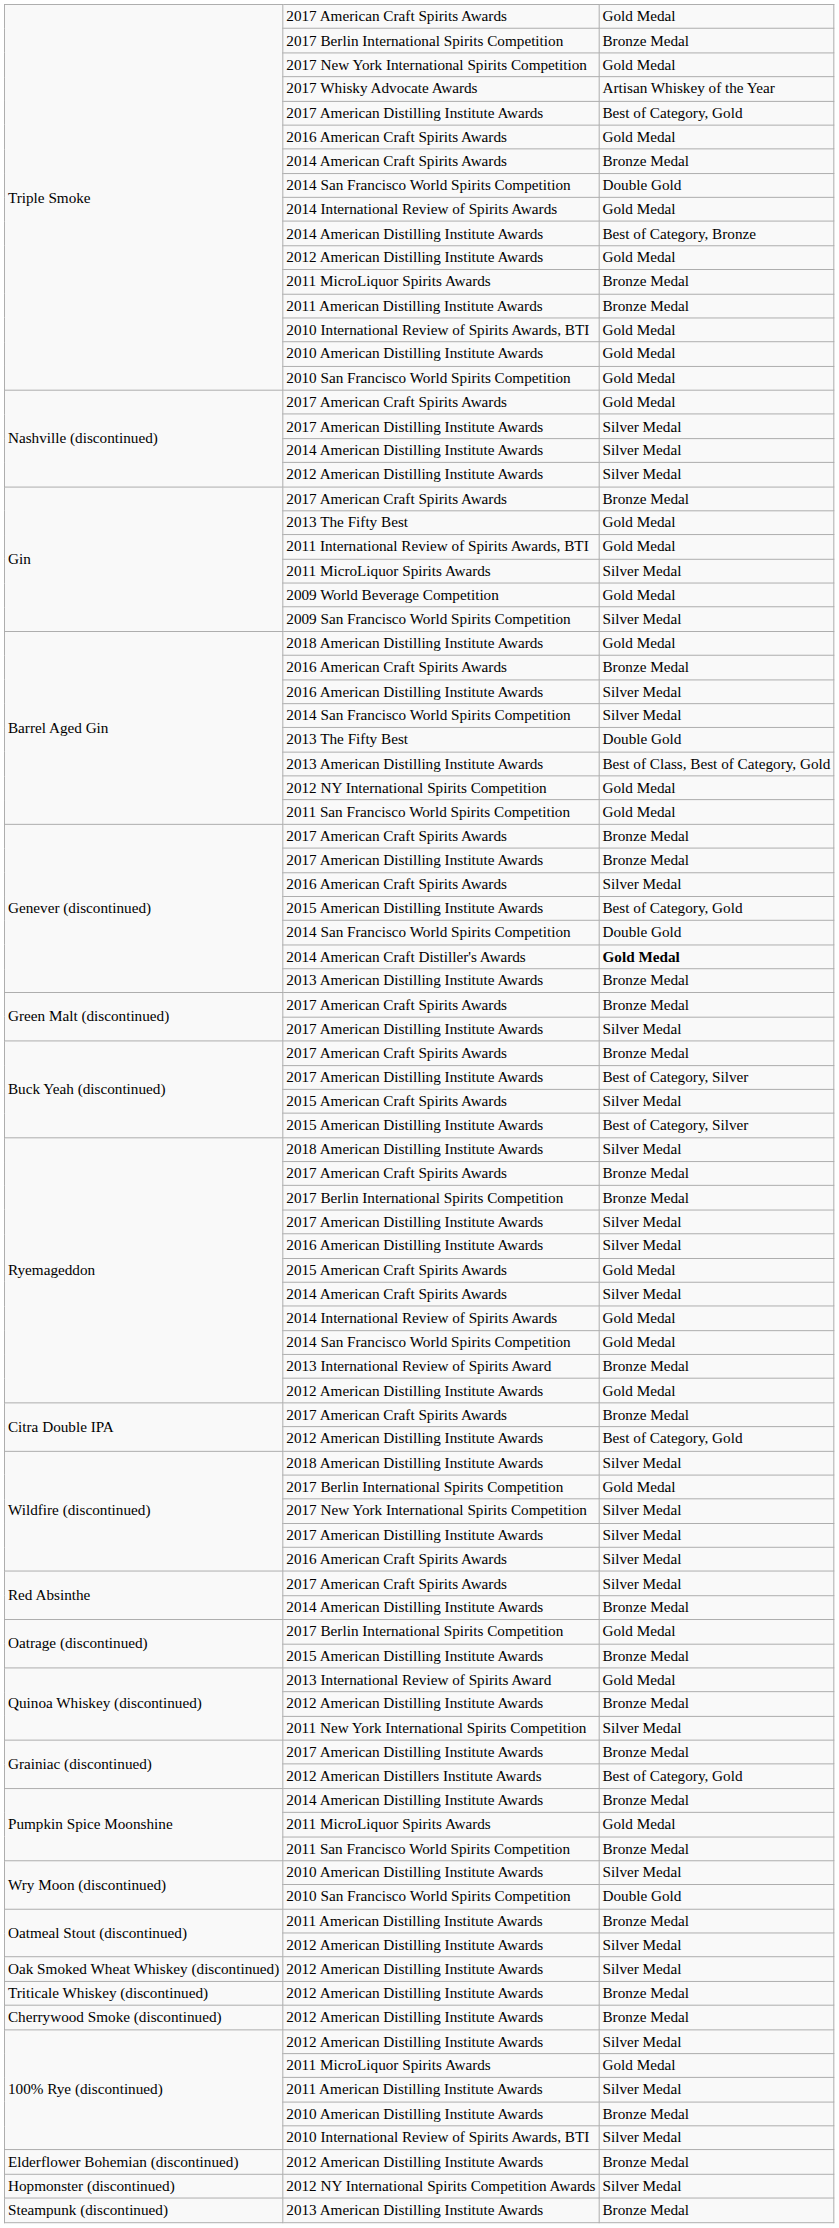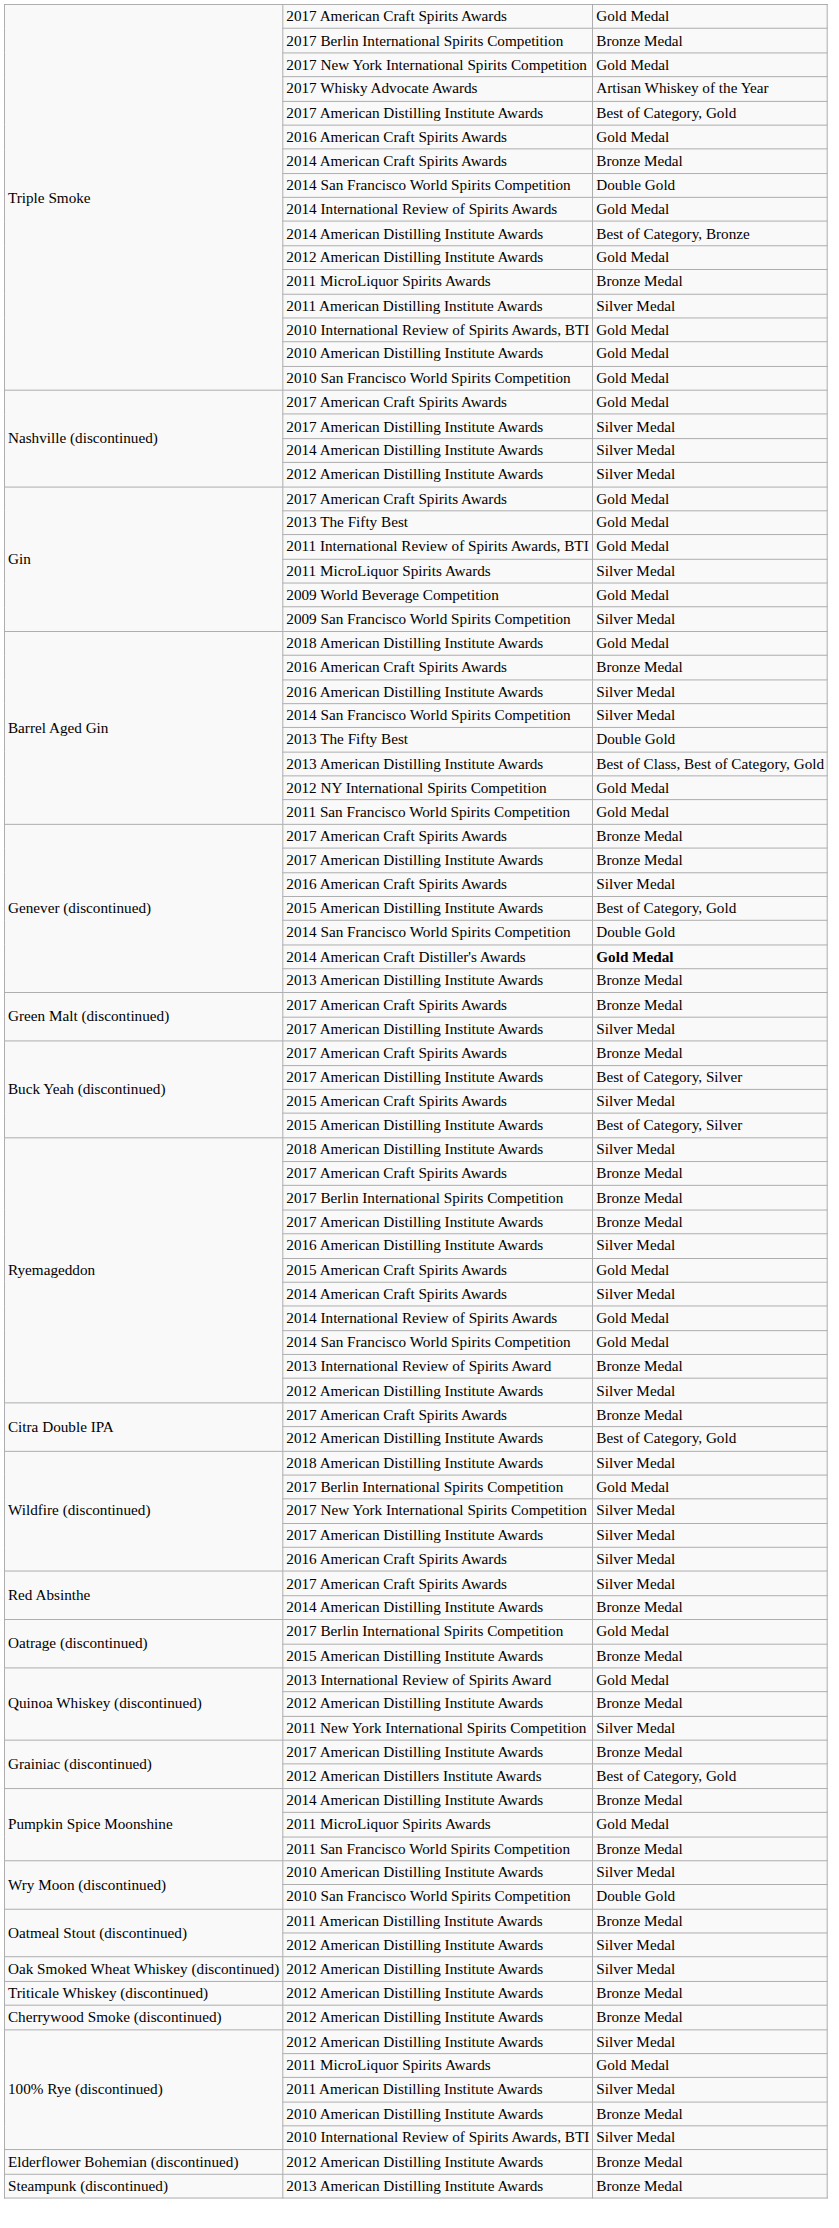(646, 305) Bronze Medal -> (636, 305) Silver Medal
(646, 498) Bronze Medal -> (633, 498) Gold Medal
(642, 1221) Silver Medal -> (640, 1221) Bronze Medal
(639, 1390) Gold Medal -> (636, 1390) Silver Medal
- row: (91, 2186)
